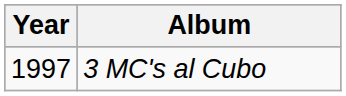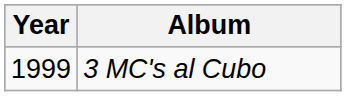(41, 68) 1997 -> (41, 68) 1999
